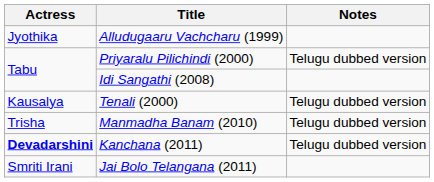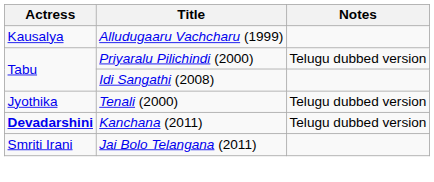(33, 36) Jyothika -> (36, 36) Kausalya
(36, 101) Kausalya -> (33, 101) Jyothika
- row: (178, 123)
